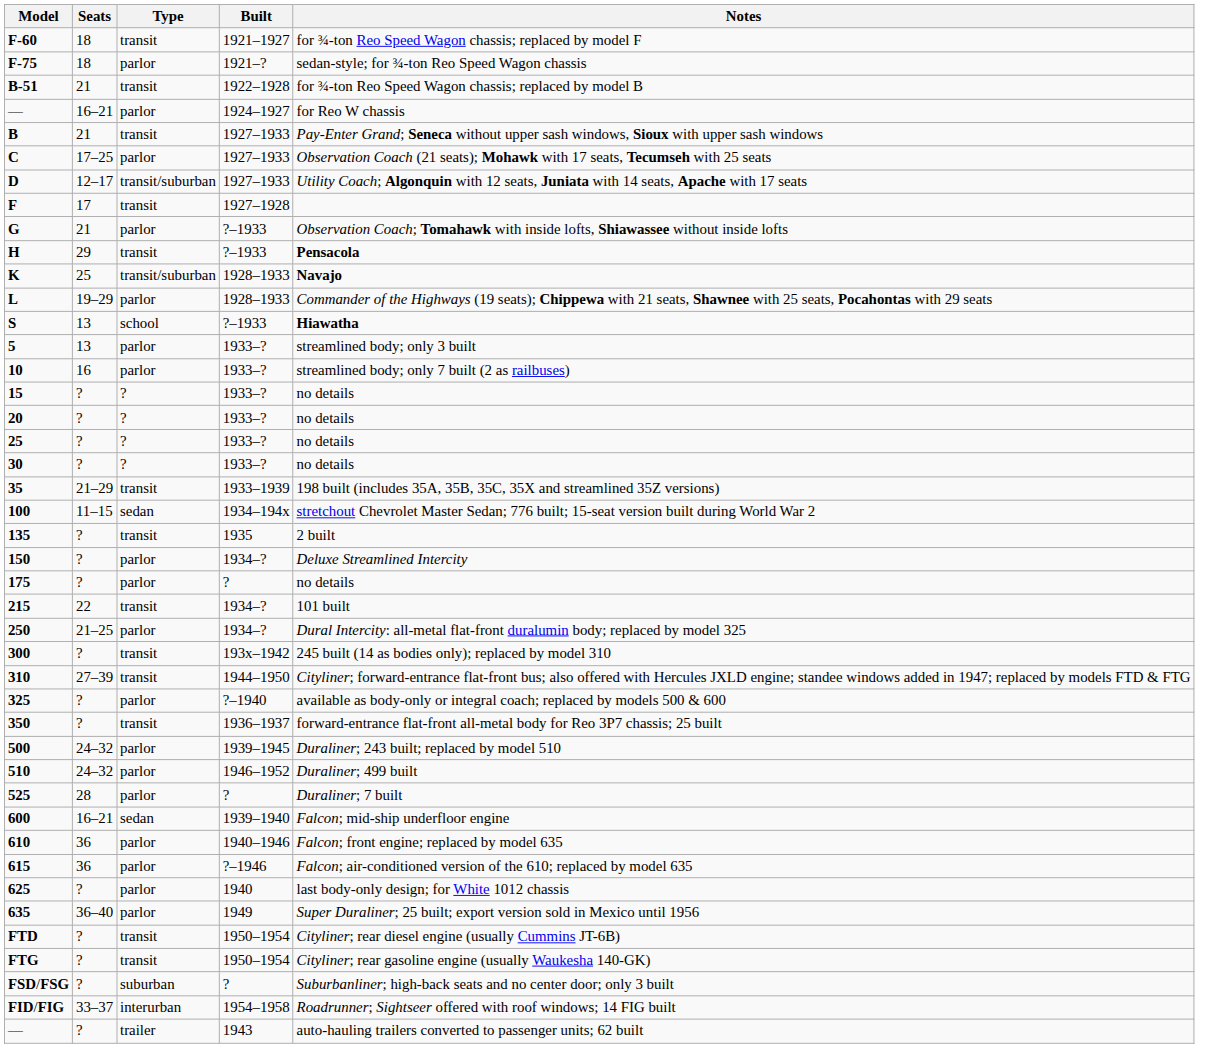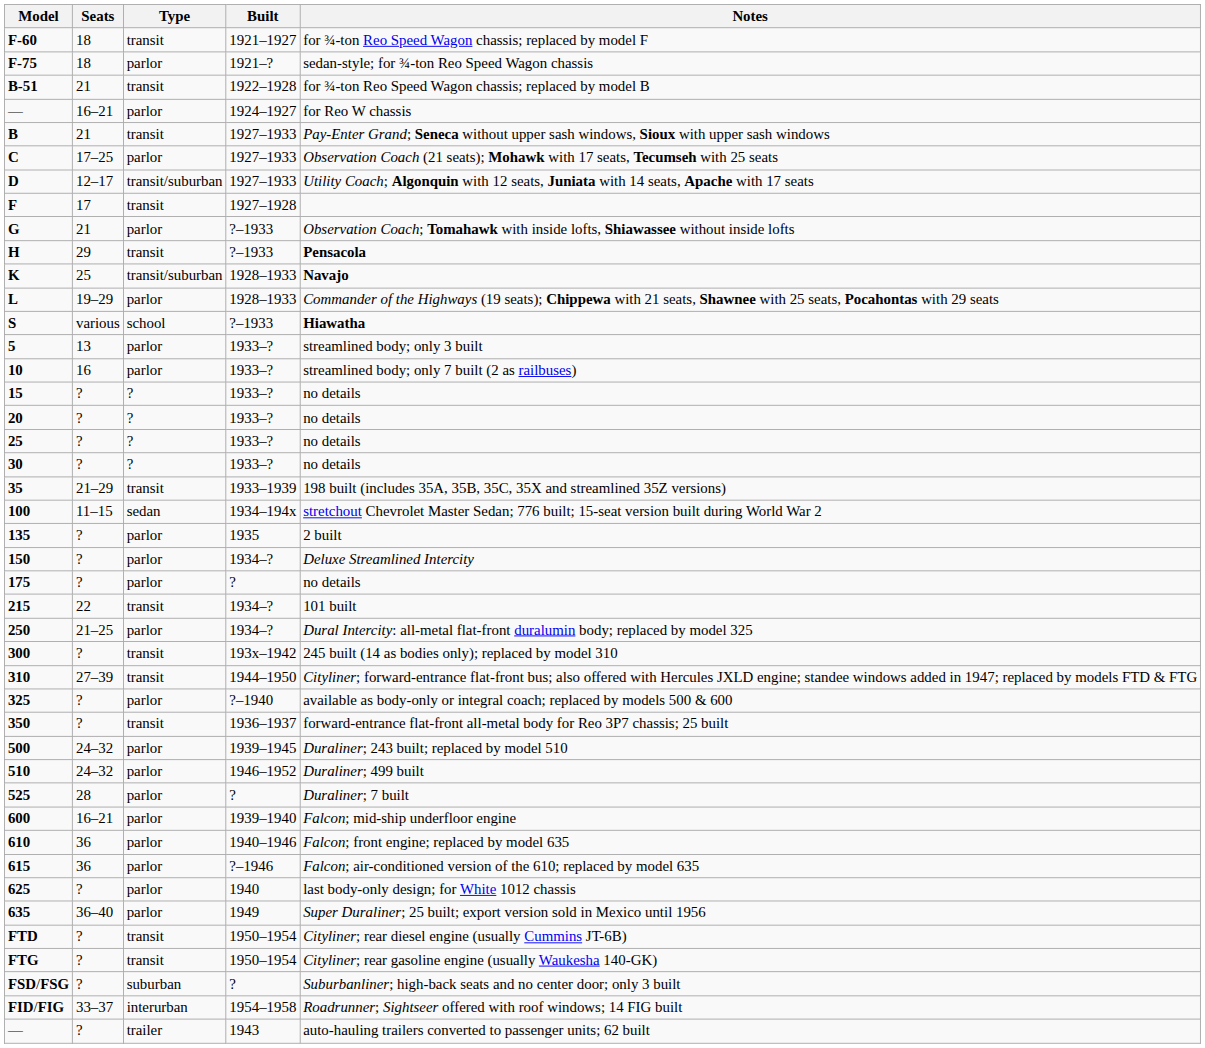(83, 323) 13 -> (98, 323) various
(139, 535) transit -> (144, 535) parlor
(137, 818) sedan -> (144, 818) parlor
